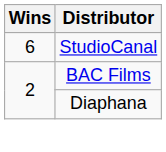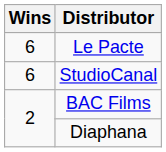+ row: (108, 47)
